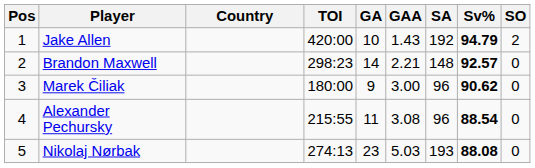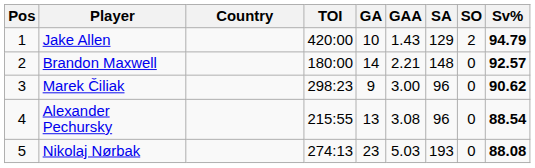columns swapped: (479, 16) <-> (516, 16)
(441, 39) 192 -> (441, 39) 129
(330, 63) 298:23 -> (330, 63) 180:00
(330, 87) 180:00 -> (330, 87) 298:23
(371, 119) 11 -> (371, 119) 13
